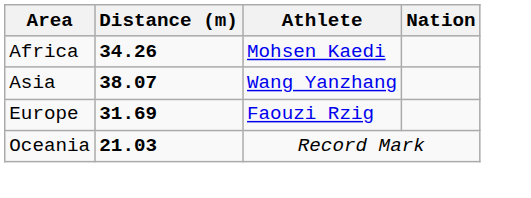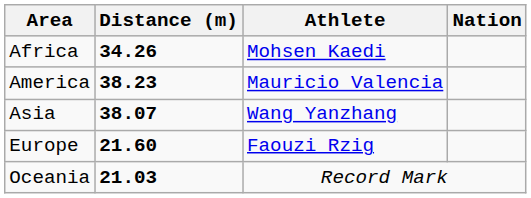+ row: (50, 83)
(128, 114) 31.69 -> (128, 146) 21.60
